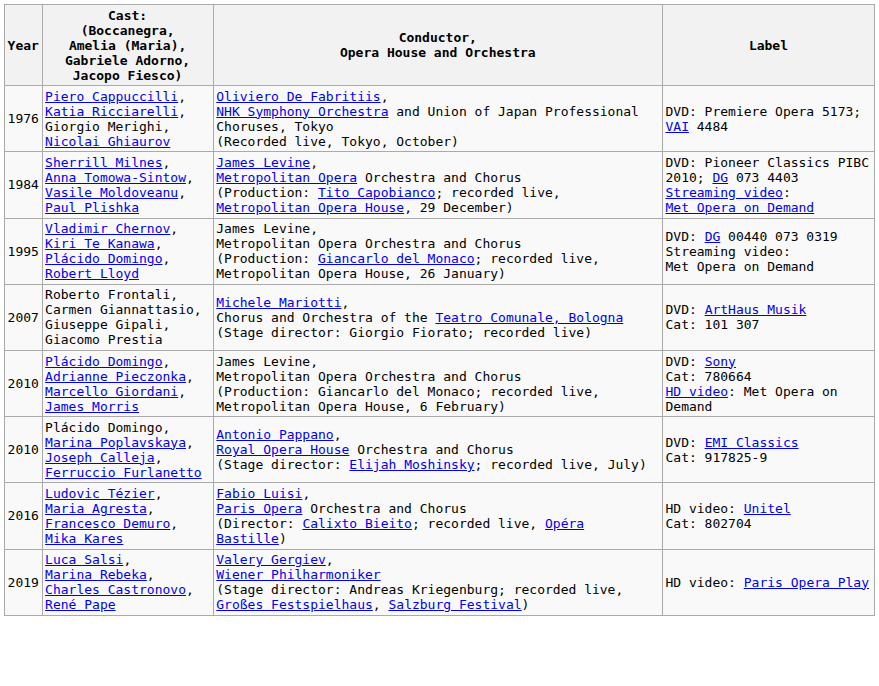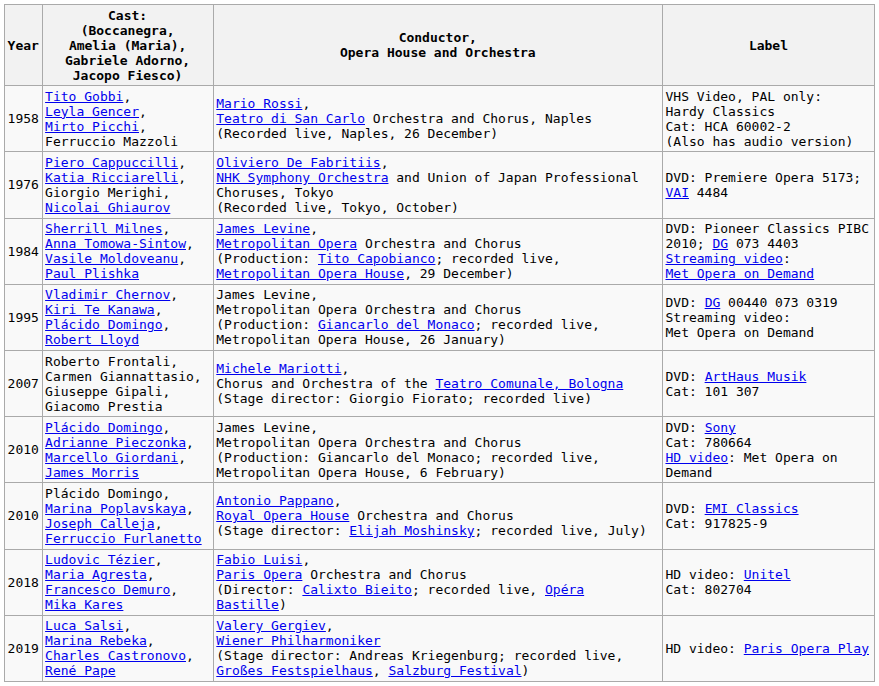+ row: (112, 119)
(23, 516) 2016 -> (23, 582) 2018
